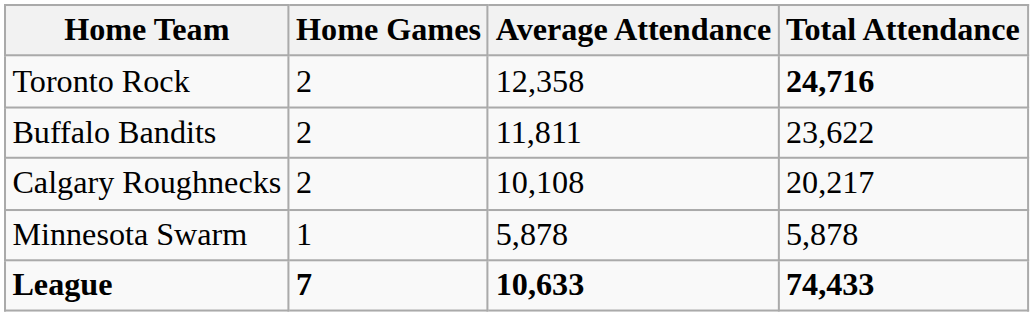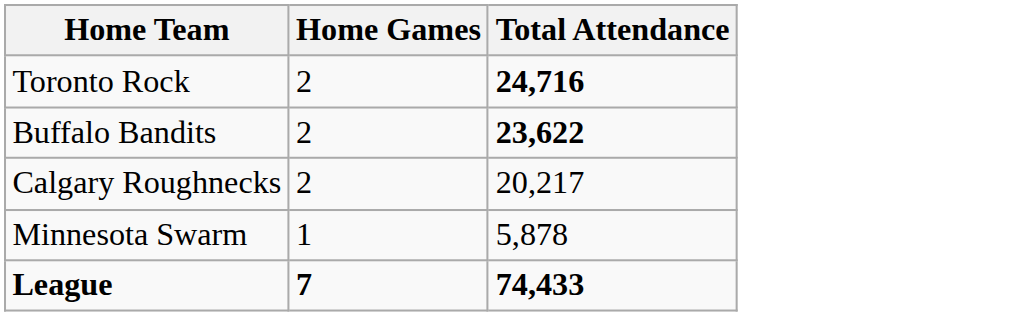- column: (633, 30)
(830, 132) normal -> (540, 132) bold
